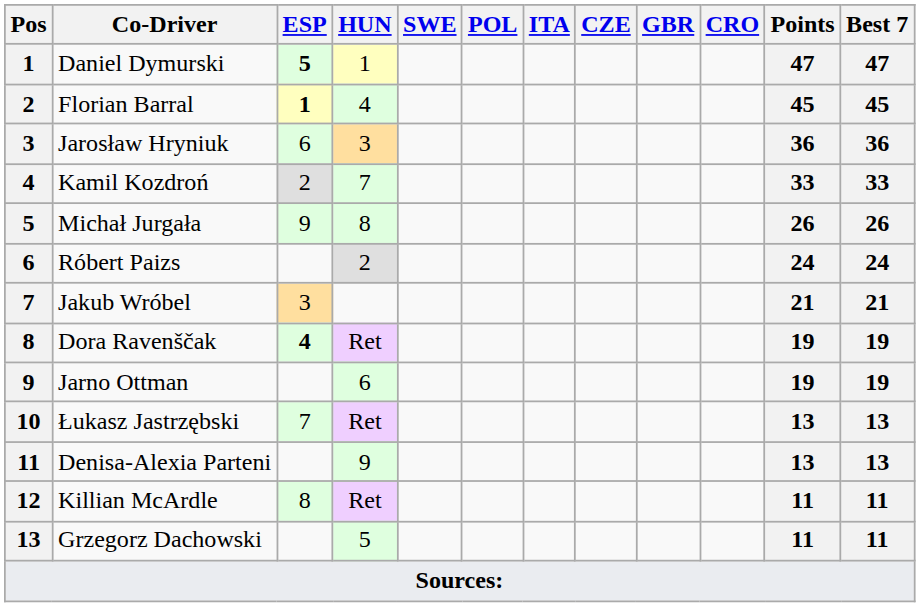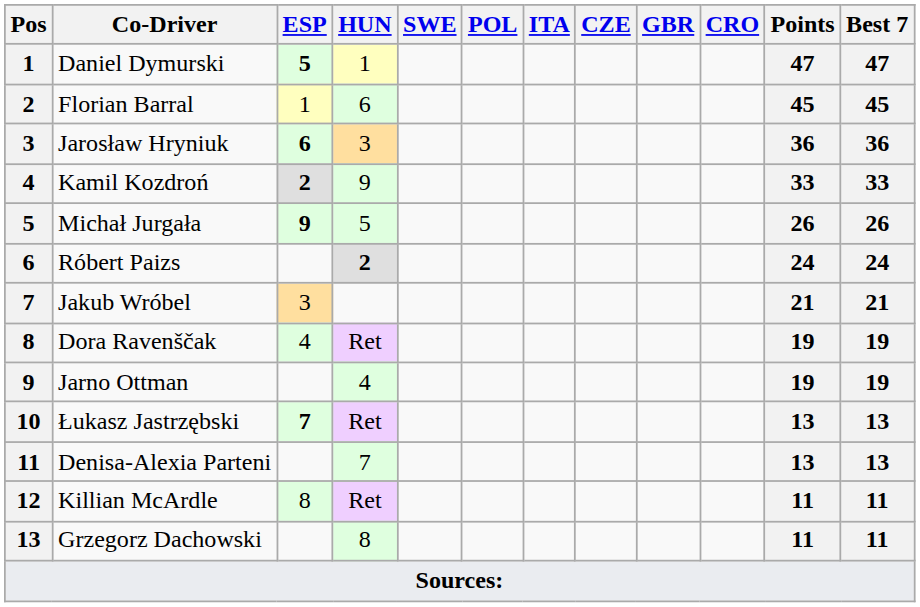(305, 103) bold -> (305, 103) normal
(365, 103) 4 -> (365, 103) 6
(305, 143) normal -> (305, 143) bold
(305, 182) normal -> (305, 182) bold
(365, 182) 7 -> (365, 182) 9
(305, 222) normal -> (305, 222) bold
(365, 222) 8 -> (365, 222) 5
(365, 262) normal -> (365, 262) bold
(305, 341) bold -> (305, 341) normal
(365, 381) 6 -> (365, 381) 4
(305, 421) normal -> (305, 421) bold
(365, 460) 9 -> (365, 460) 7
(365, 540) 5 -> (365, 540) 8
